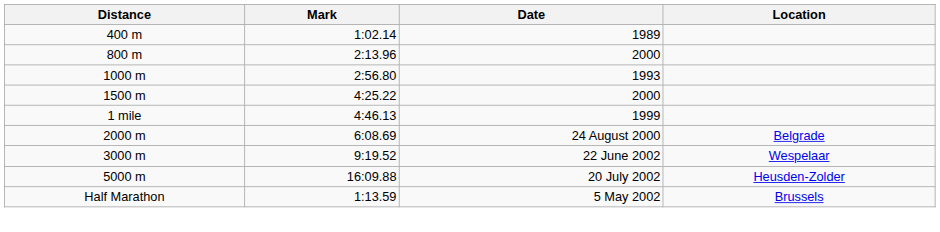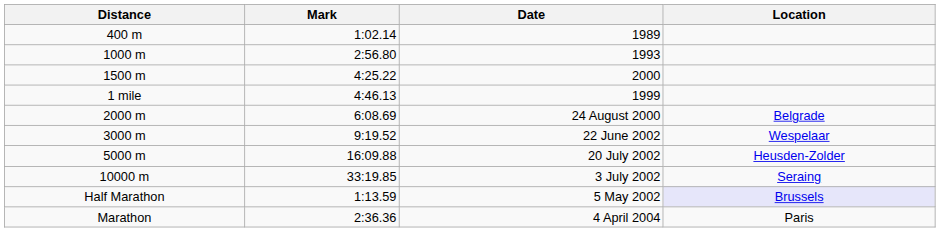- row: (124, 55)
+ row: (124, 176)
(799, 197) no background -> (799, 197) lavender background
+ row: (124, 217)
